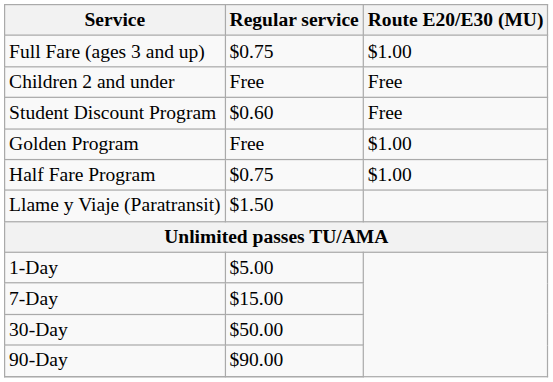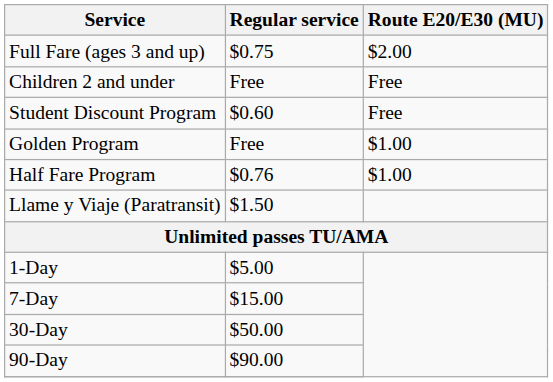(390, 50) $1.00 -> (390, 50) $2.00
(252, 174) $0.75 -> (252, 174) $0.76
